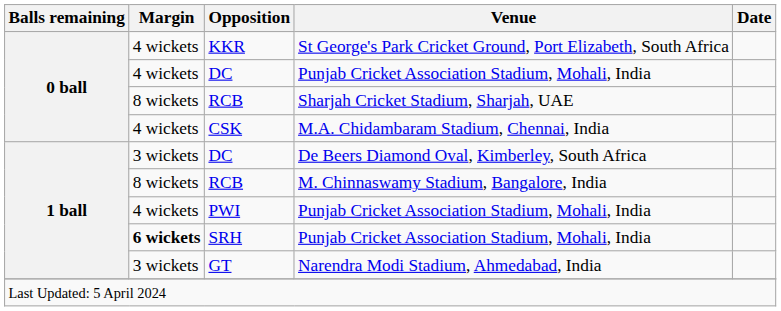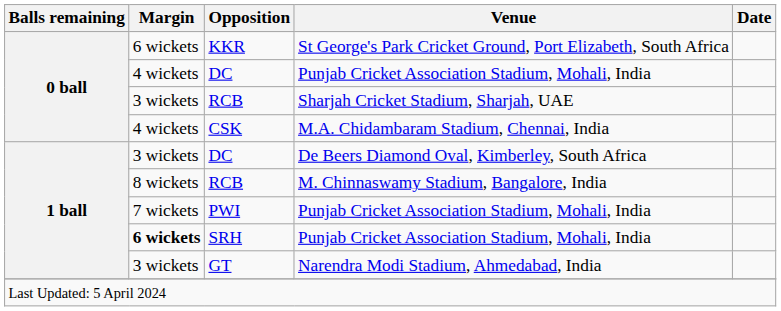(166, 45) 4 wickets -> (166, 45) 6 wickets
(166, 100) 8 wickets -> (166, 100) 3 wickets
(166, 210) 4 wickets -> (166, 210) 7 wickets
